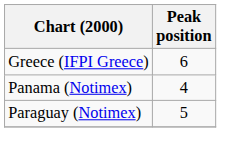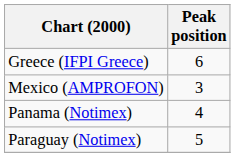+ row: (86, 87)
